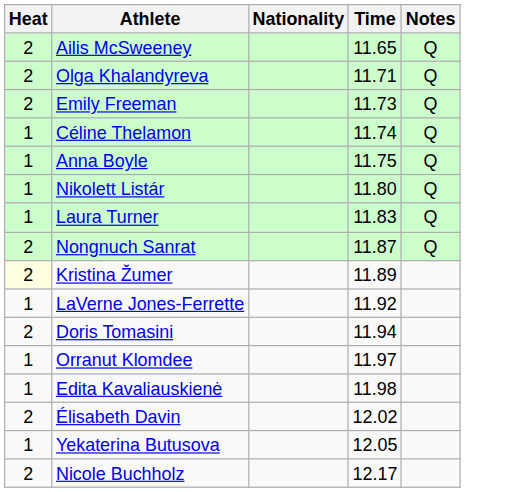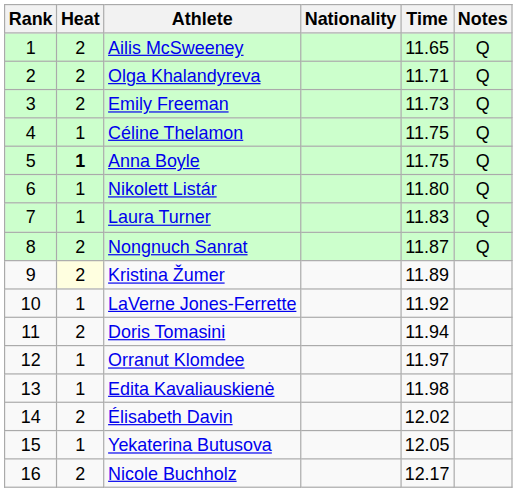+ column: (31, 19)
(375, 133) 11.74 -> (427, 133) 11.75
(28, 161) normal -> (80, 161) bold
